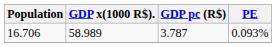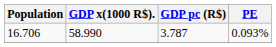(85, 33) 58.989 -> (85, 33) 58.990
